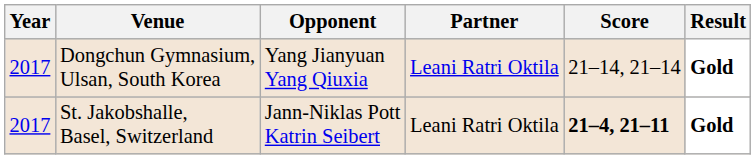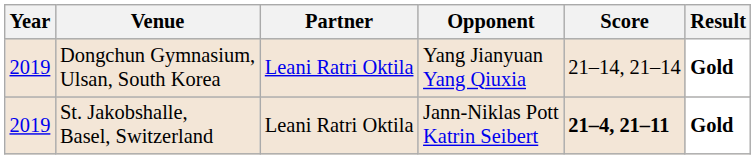columns swapped: (484, 21) <-> (333, 21)
(30, 67) 2017 -> (30, 67) 2019
(30, 125) 2017 -> (30, 125) 2019
